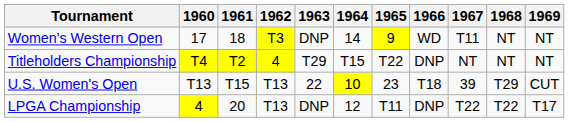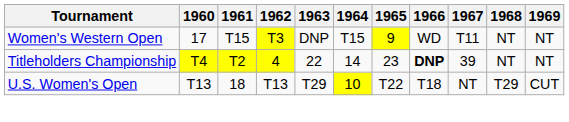(237, 39) 18 -> (237, 39) T15
(352, 39) 14 -> (352, 39) T15
(314, 61) T29 -> (314, 61) 22
(352, 61) T15 -> (352, 61) 14
(391, 61) T22 -> (391, 61) 23
(429, 61) normal -> (429, 61) bold
(468, 61) NT -> (468, 61) 39
(237, 84) T15 -> (237, 84) 18
(314, 84) 22 -> (314, 84) T29
(391, 84) 23 -> (391, 84) T22
(468, 84) 39 -> (468, 84) NT
- row: (74, 106)
